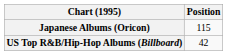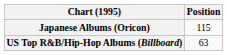(204, 43) 42 -> (204, 43) 63
